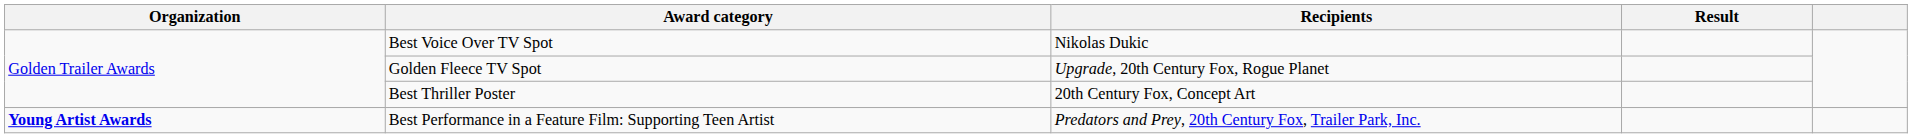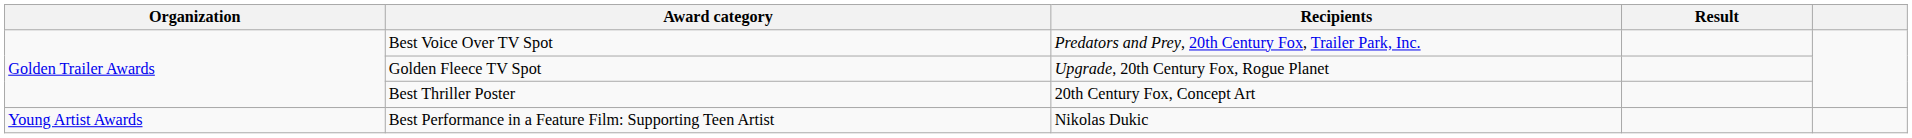(1102, 42) Nikolas Dukic -> (1238, 42) Predators and Prey, 20th Century Fox, Trailer Park, Inc.
(80, 119) bold -> (75, 119) normal
(1238, 119) Predators and Prey, 20th Century Fox, Trailer Park, Inc. -> (1102, 119) Nikolas Dukic
